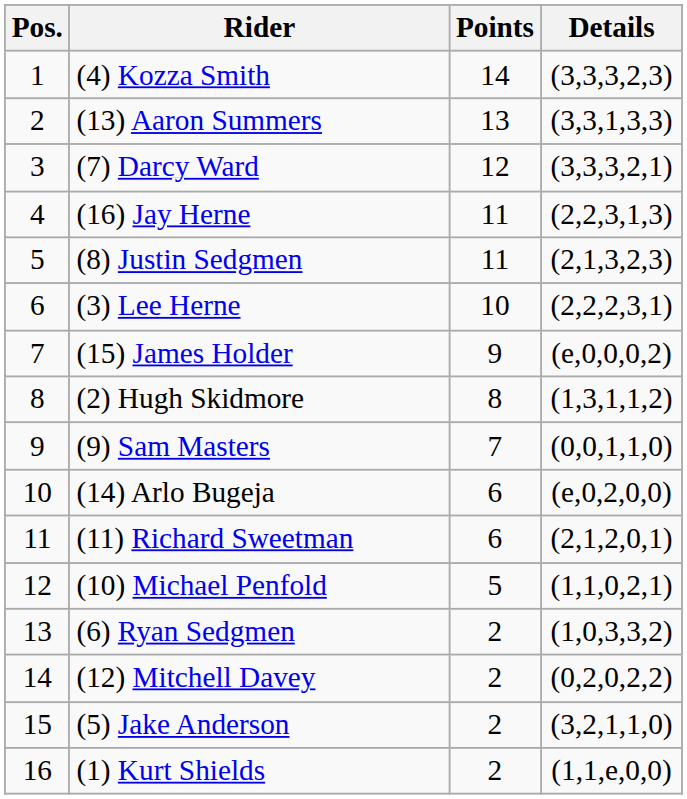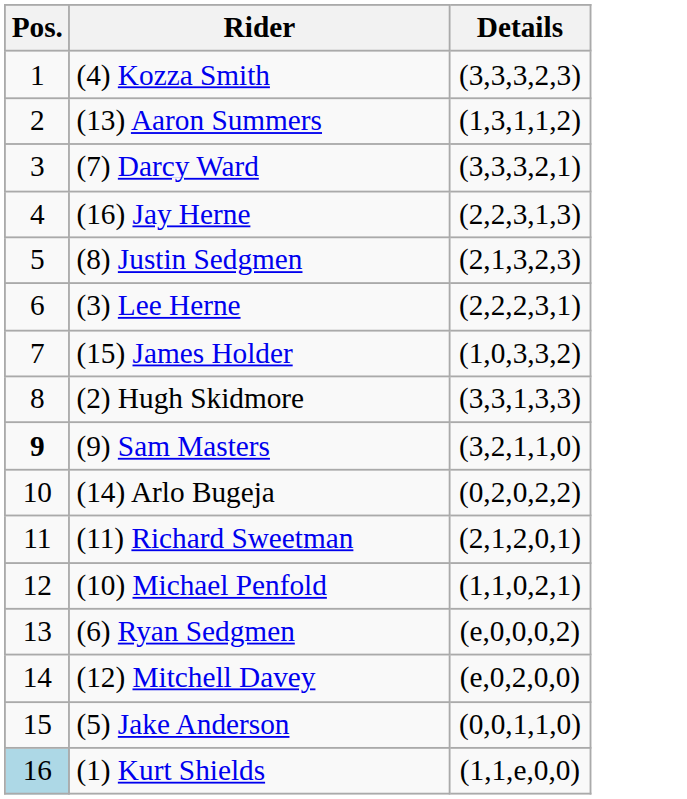- column: (495, 27)
(612, 120) (3,3,1,3,3) -> (520, 120) (1,3,1,1,2)
(612, 352) (e,0,0,0,2) -> (520, 352) (1,0,3,3,2)
(612, 399) (1,3,1,1,2) -> (520, 399) (3,3,1,3,3)
(37, 445) normal -> (37, 445) bold
(612, 445) (0,0,1,1,0) -> (520, 445) (3,2,1,1,0)
(612, 492) (e,0,2,0,0) -> (520, 492) (0,2,0,2,2)
(612, 631) (1,0,3,3,2) -> (520, 631) (e,0,0,0,2)
(612, 677) (0,2,0,2,2) -> (520, 677) (e,0,2,0,0)
(612, 724) (3,2,1,1,0) -> (520, 724) (0,0,1,1,0)
(37, 770) no background -> (37, 770) lightblue background
